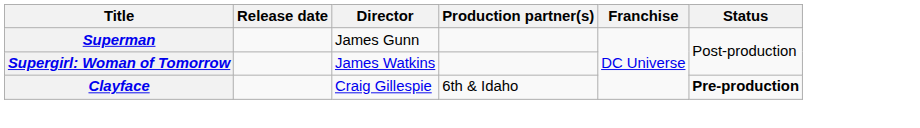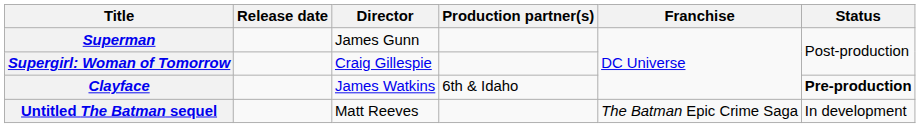(385, 63) James Watkins -> (383, 63) Craig Gillespie
(383, 87) Craig Gillespie -> (385, 87) James Watkins
+ row: (119, 110)
